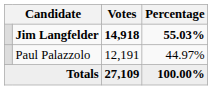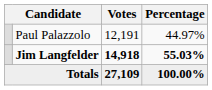rows swapped: (57, 34) <-> (53, 54)
